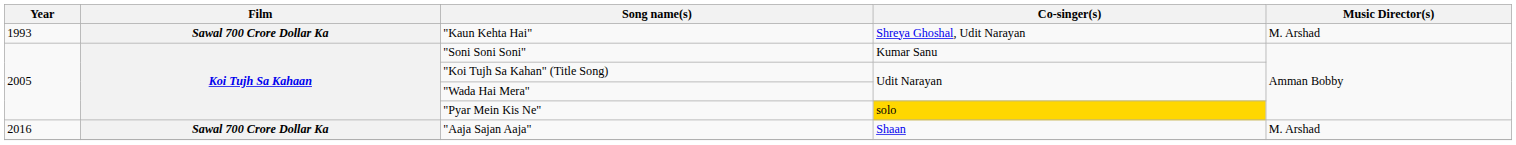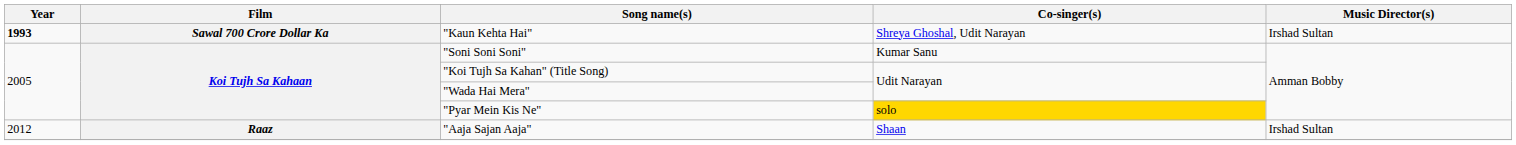(19, 33) normal -> (19, 33) bold
(1294, 33) M. Arshad -> (1301, 33) Irshad Sultan
(19, 129) 2016 -> (19, 129) 2012
(260, 129) Sawal 700 Crore Dollar Ka -> (260, 129) Raaz
(1294, 129) M. Arshad -> (1301, 129) Irshad Sultan
